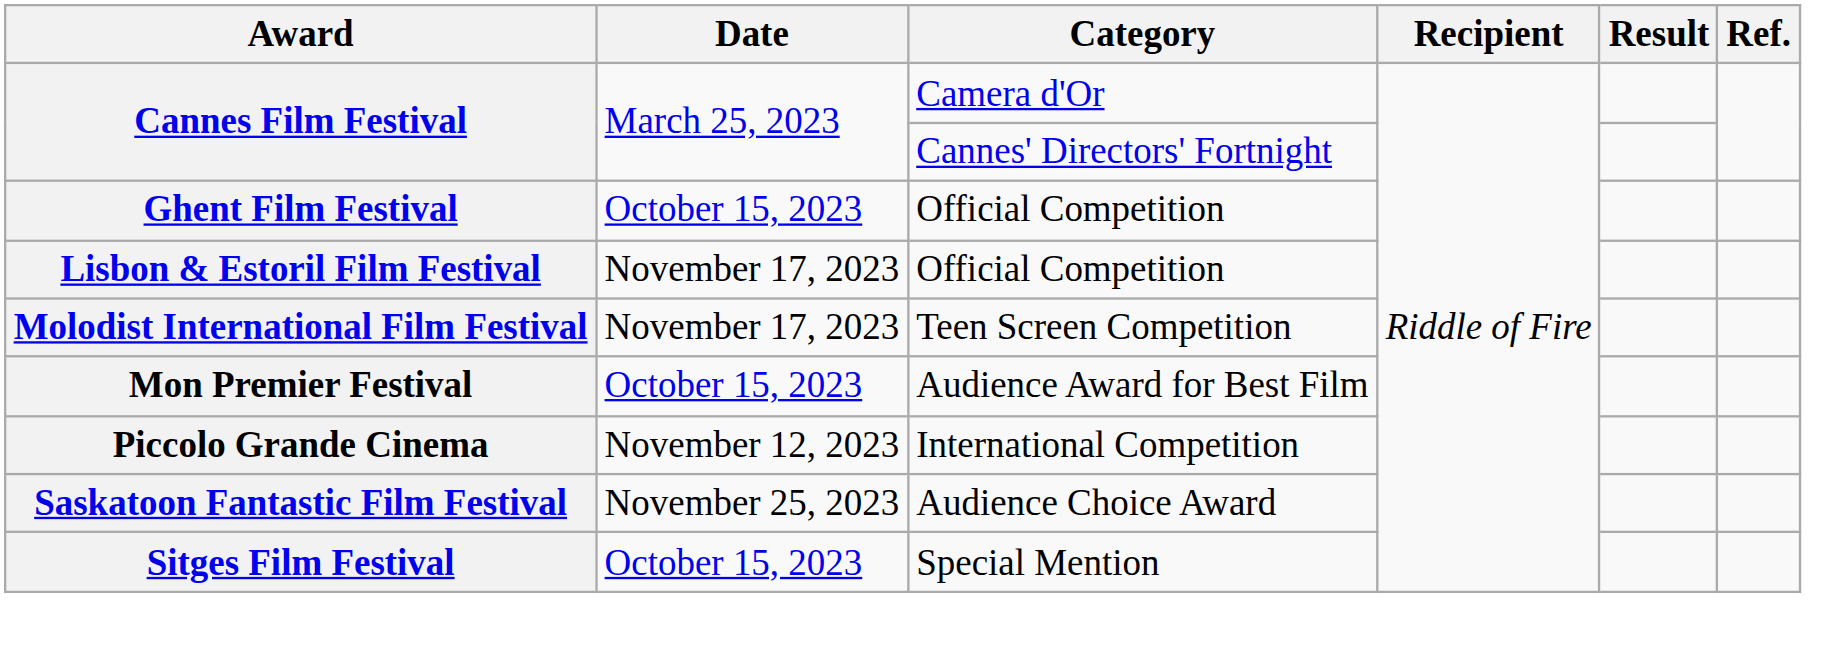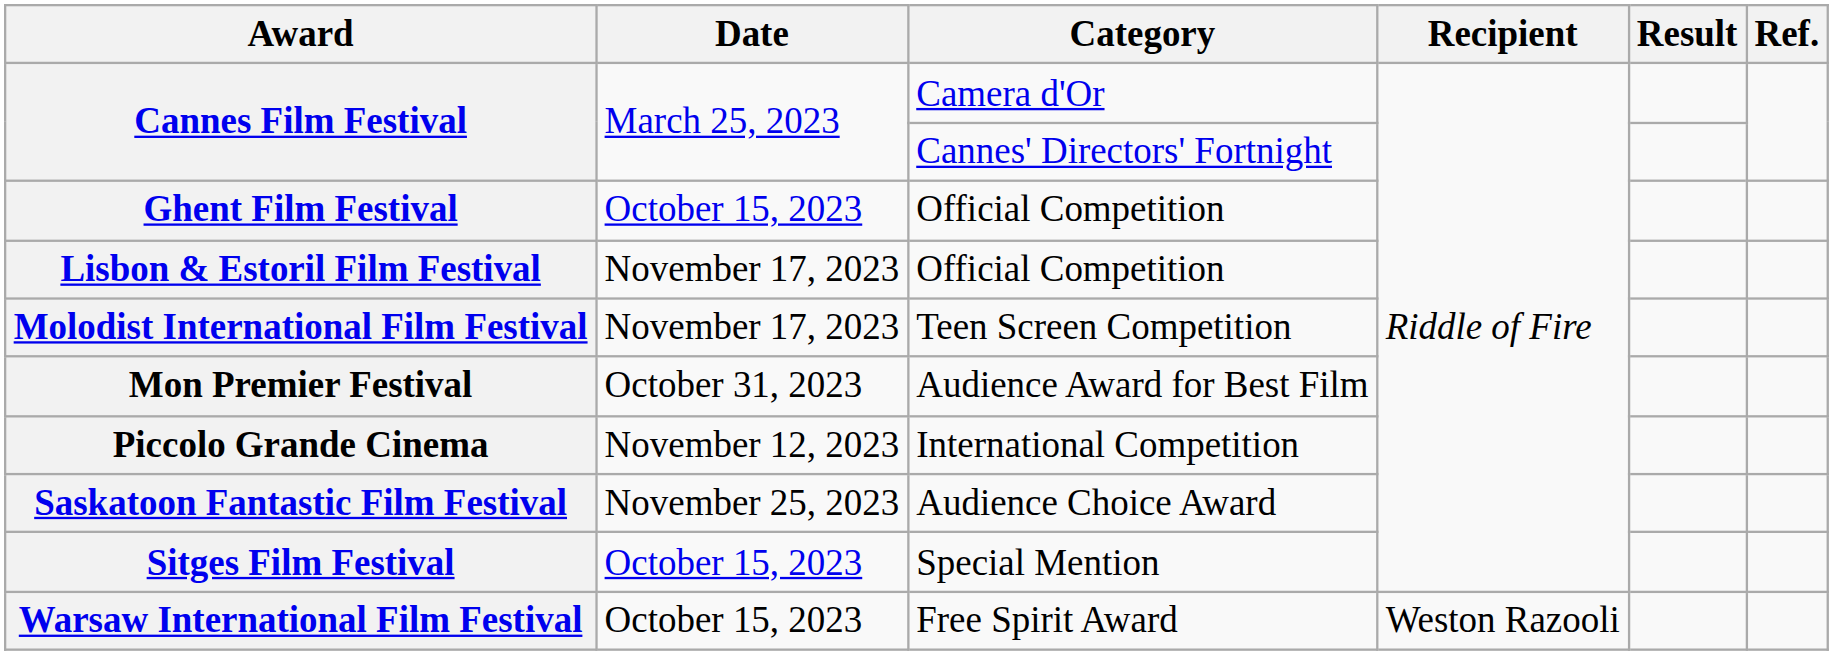(733, 385) October 15, 2023 -> (733, 385) October 31, 2023
+ row: (301, 619)
